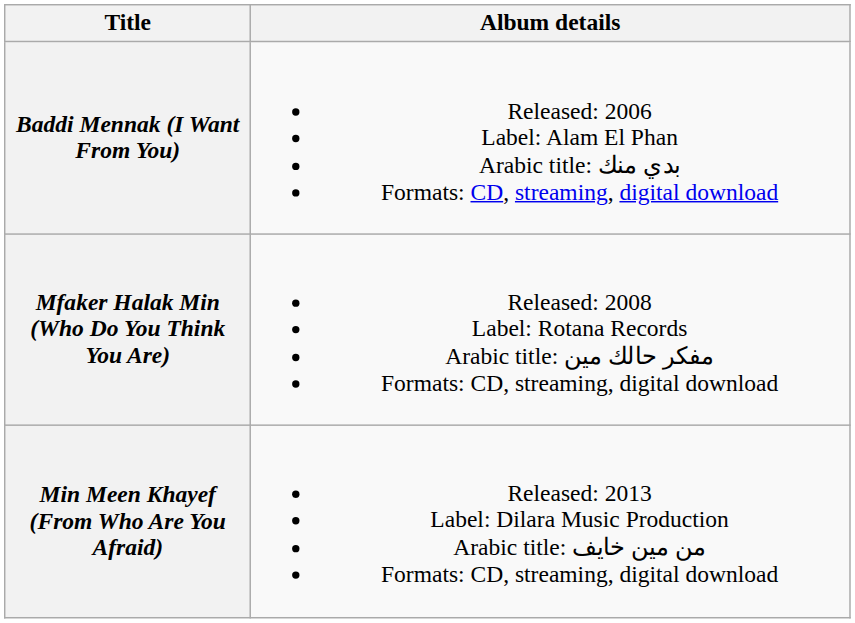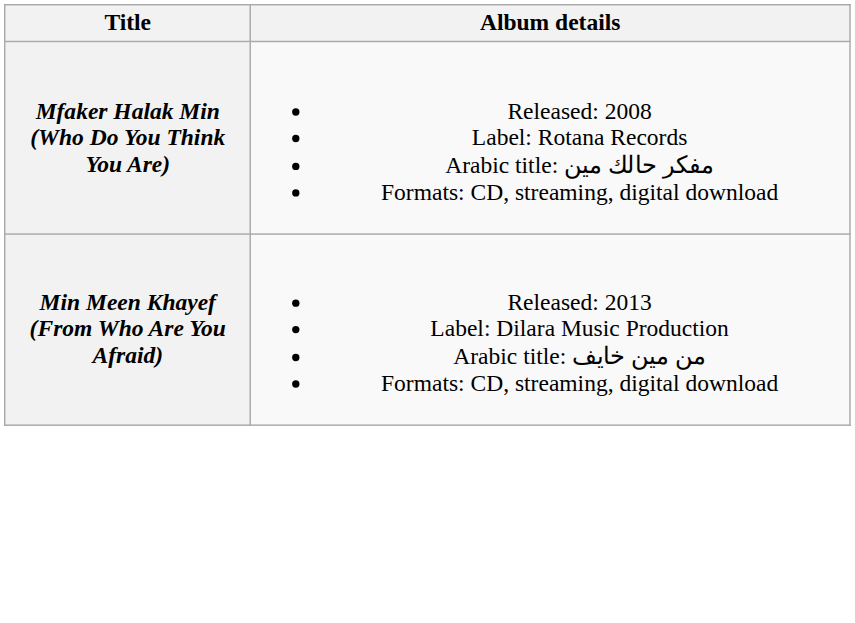- row: (128, 137)
